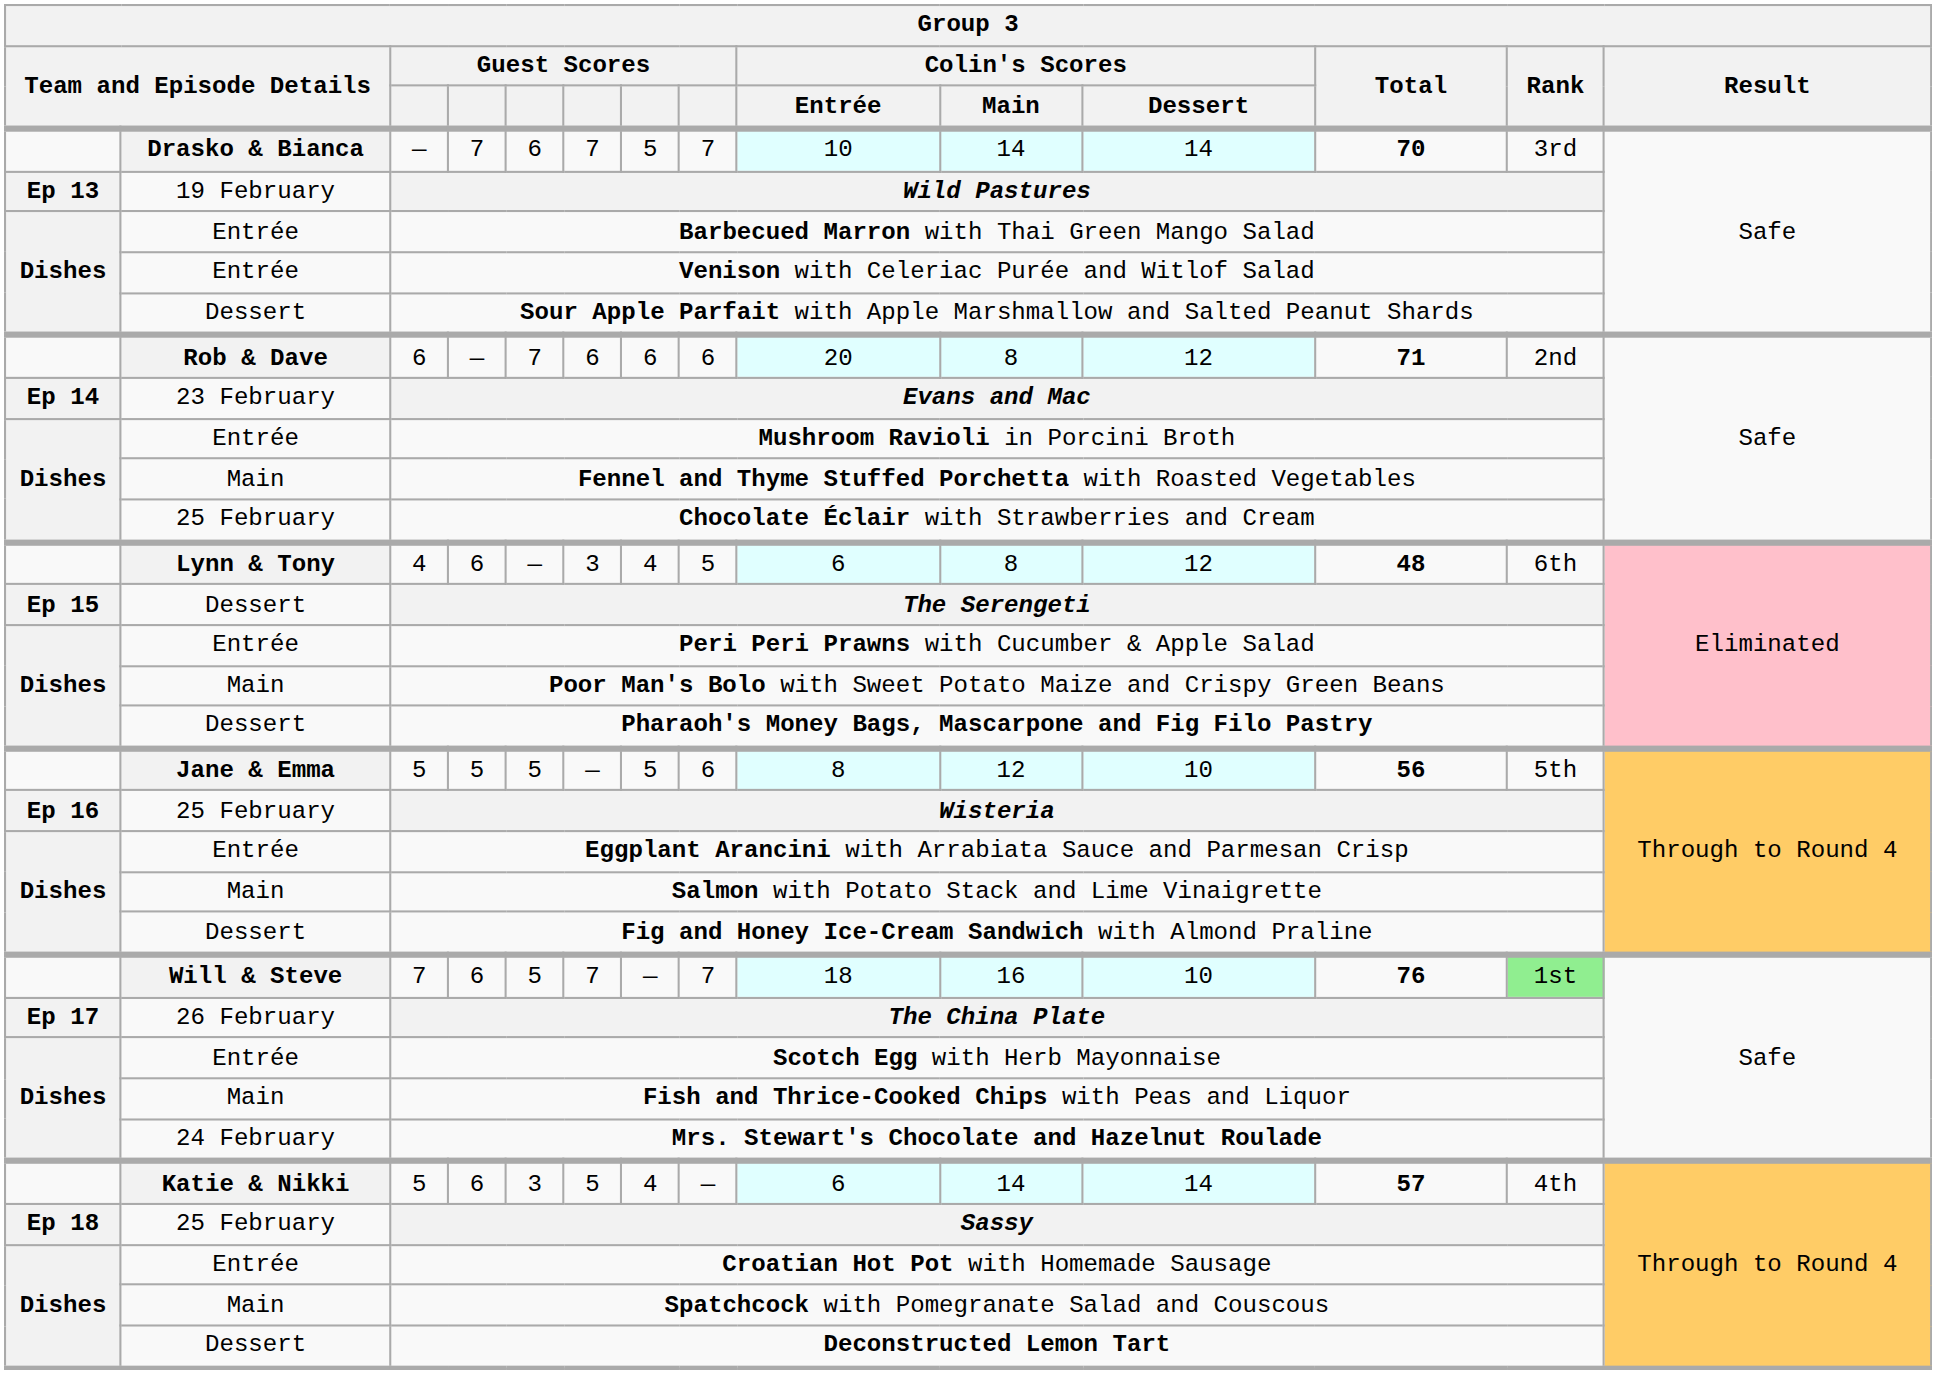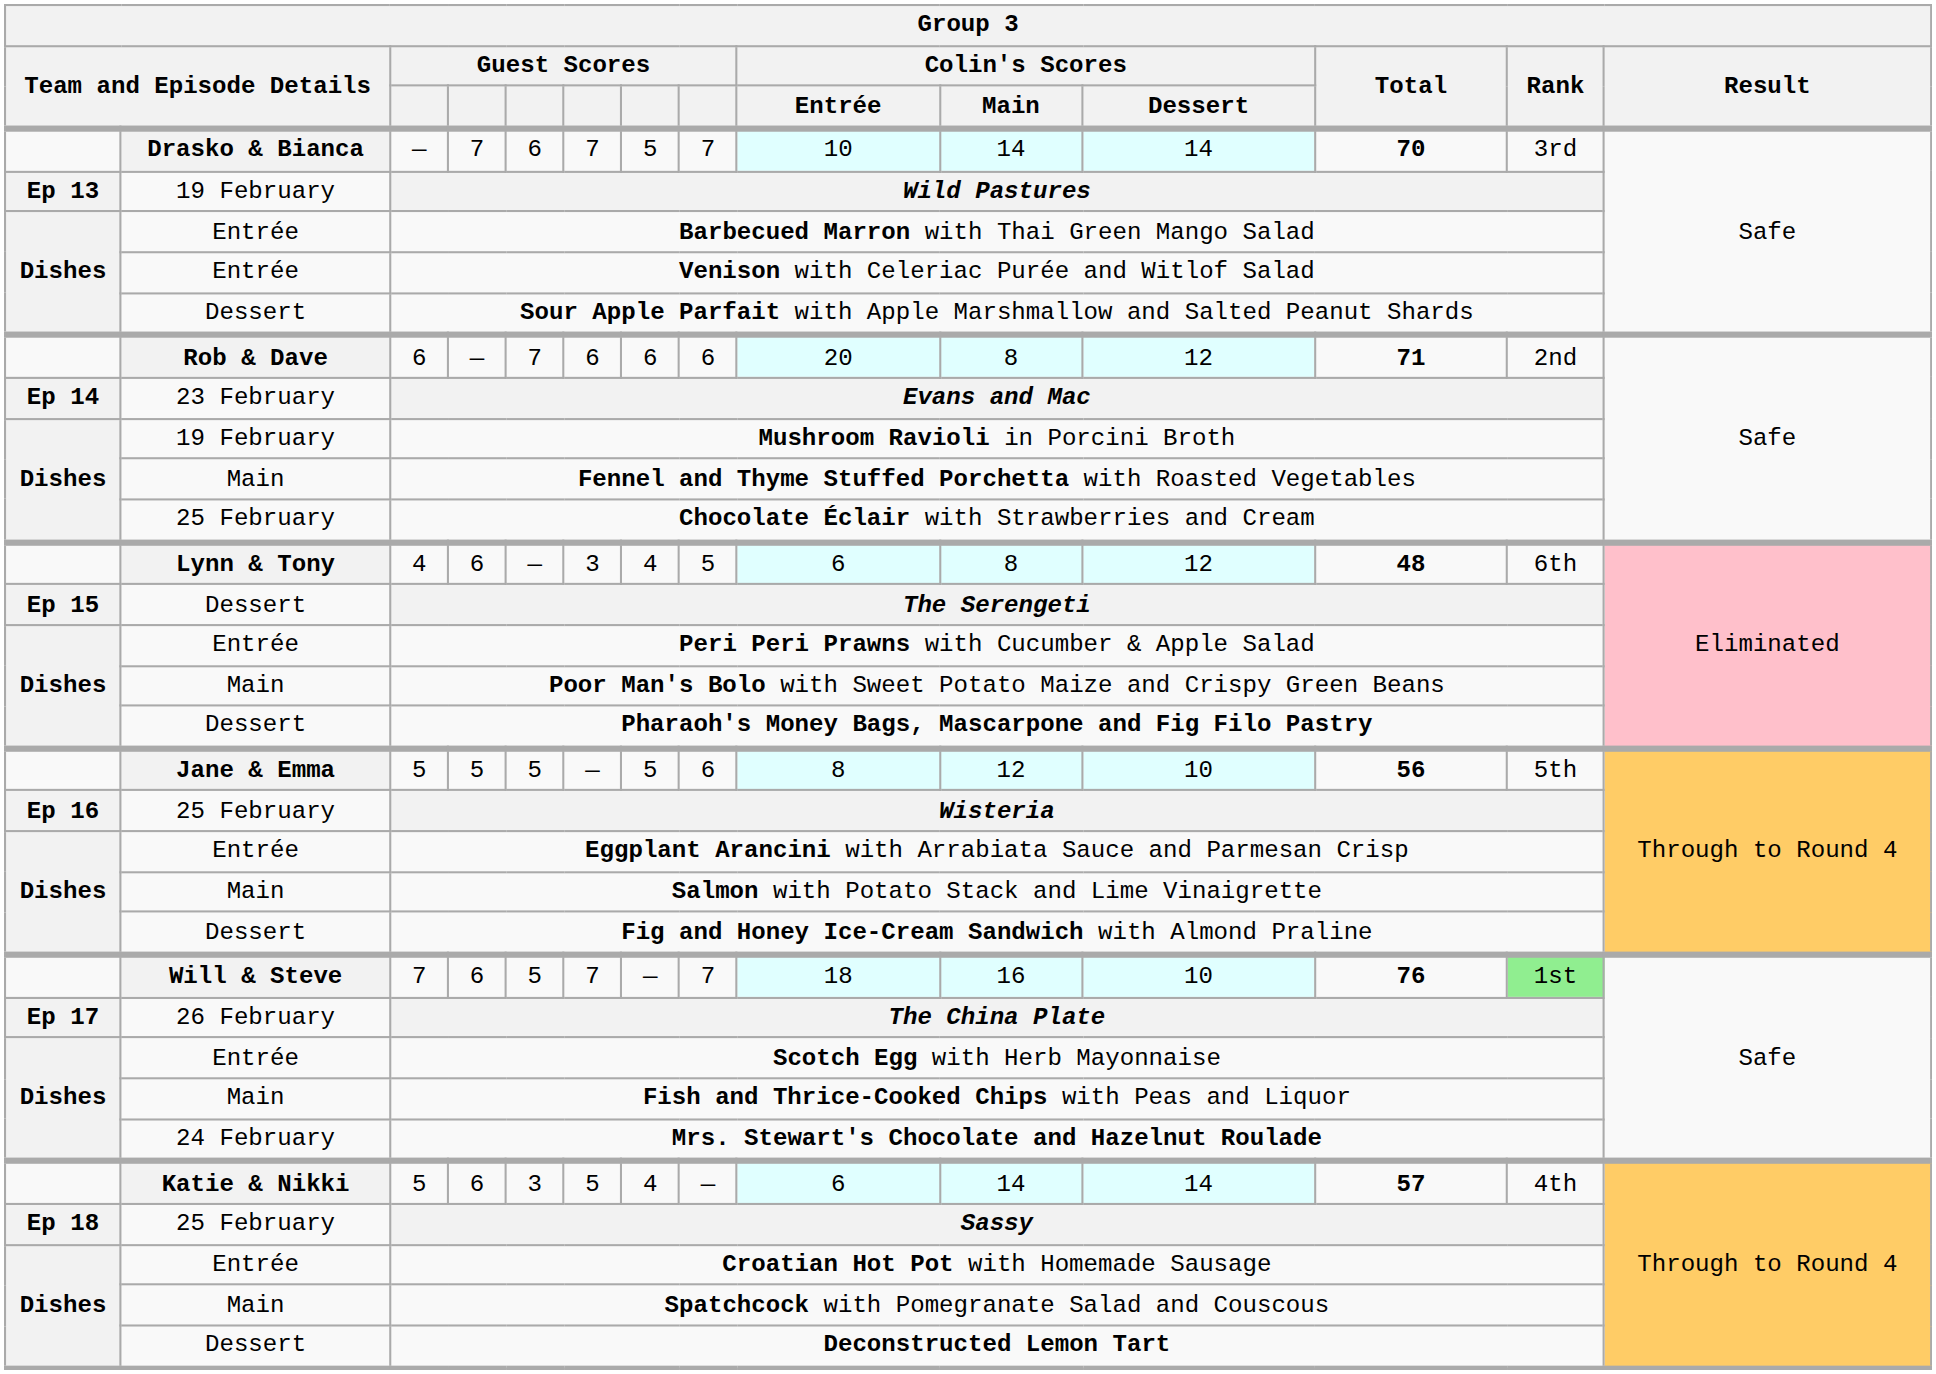(256, 438) Entrée -> (256, 438) 19 February
